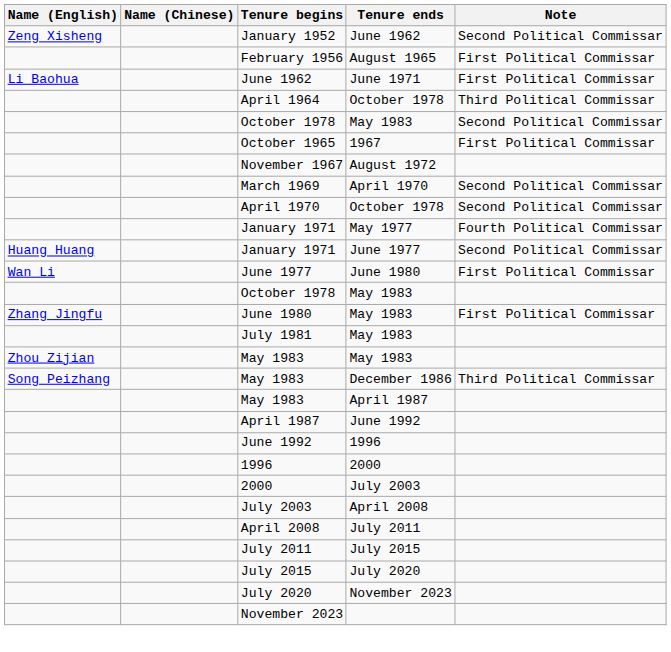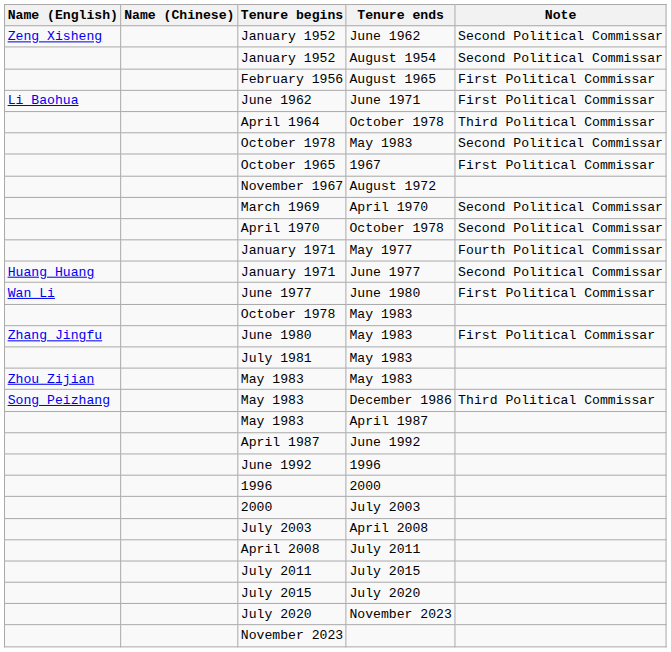+ row: (288, 58)
